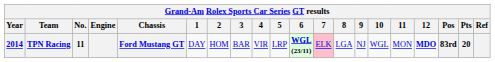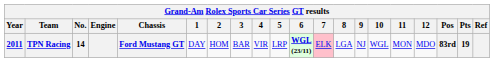(15, 45) 2014 -> (15, 45) 2011
(80, 45) 11 -> (80, 45) 14
(426, 45) bold -> (426, 45) normal
(466, 45) 20 -> (465, 45) 19
